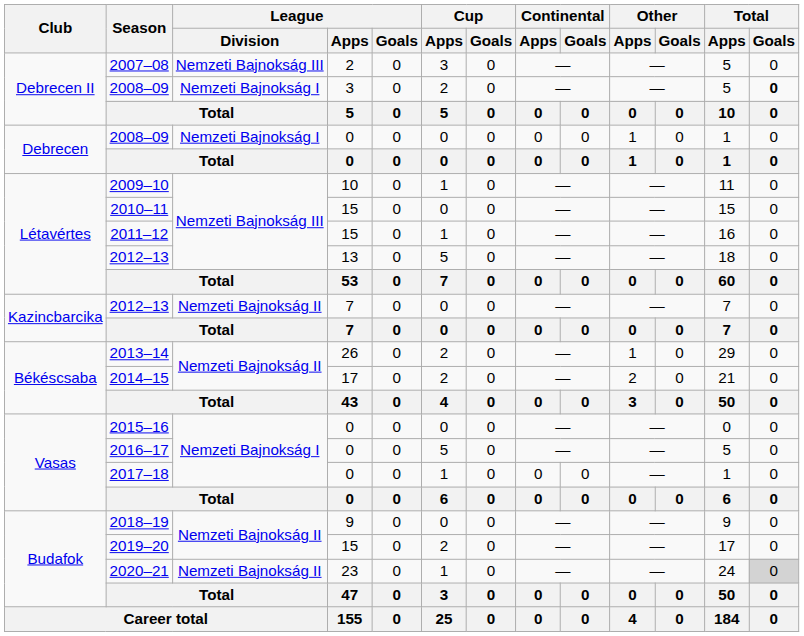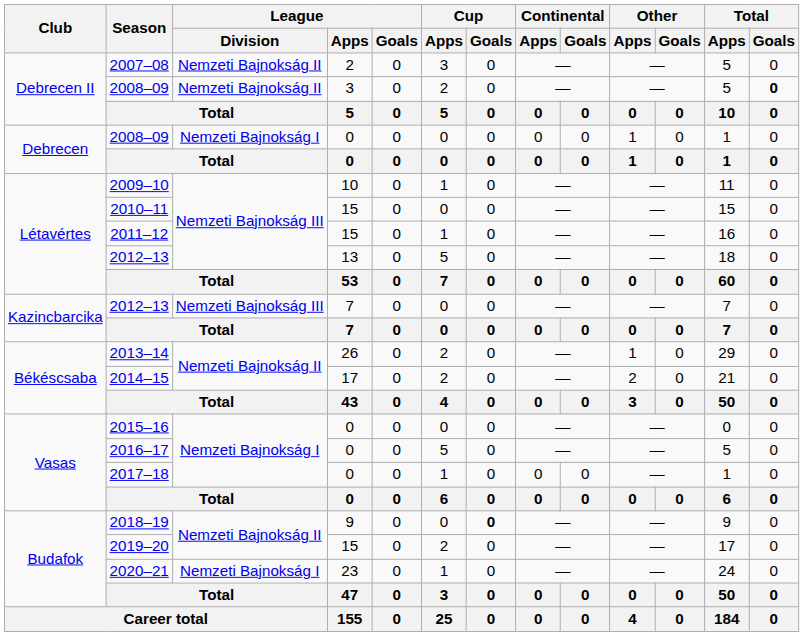(250, 64) Nemzeti Bajnokság III -> (250, 64) Nemzeti Bajnokság II
(250, 88) Nemzeti Bajnokság I -> (250, 88) Nemzeti Bajnokság II
(250, 305) Nemzeti Bajnokság II -> (250, 305) Nemzeti Bajnokság III
(491, 522) normal -> (491, 522) bold
(250, 570) Nemzeti Bajnokság II -> (250, 570) Nemzeti Bajnokság I
(774, 570) lightgrey background -> (774, 570) no background
